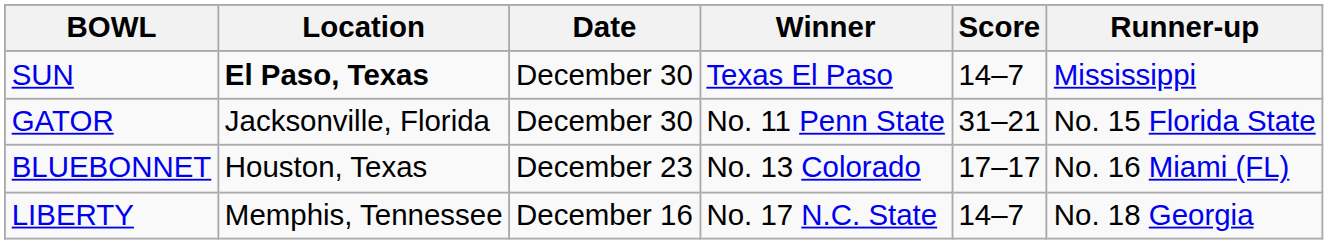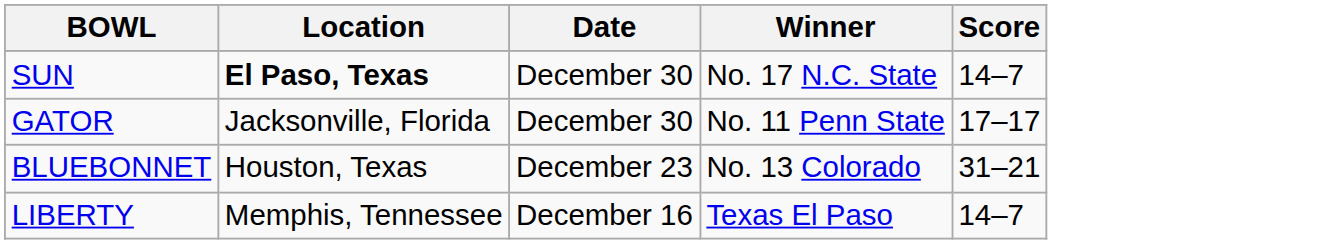- column: (1185, 27)
(800, 74) Texas El Paso -> (822, 74) No. 17 N.C. State
(999, 121) 31–21 -> (999, 121) 17–17
(999, 167) 17–17 -> (999, 167) 31–21
(822, 214) No. 17 N.C. State -> (800, 214) Texas El Paso
